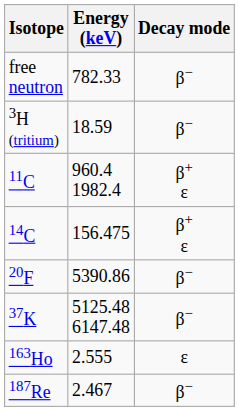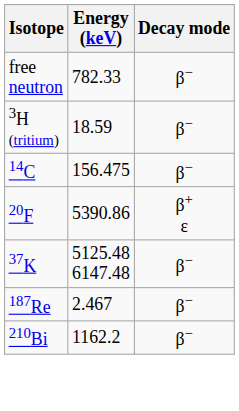- row: (22, 180)
(184, 233) β+ ε -> (184, 170) β−
(184, 276) β− -> (184, 213) β+ ε
- row: (31, 357)
+ row: (28, 337)
